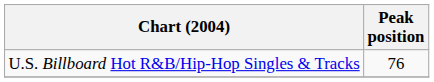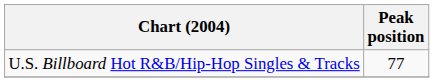(396, 63) 76 -> (396, 63) 77
